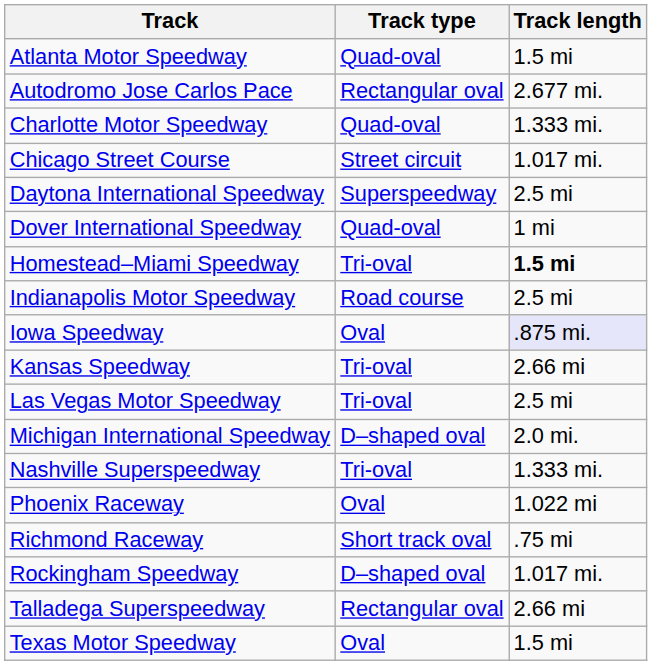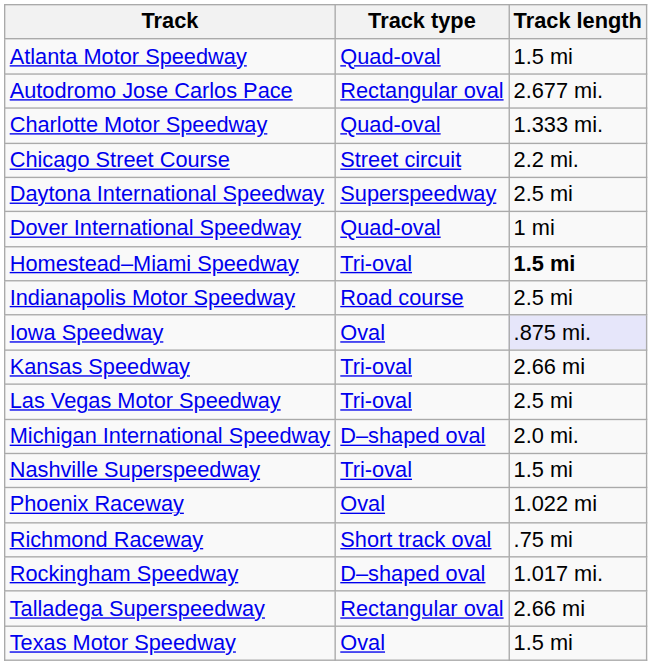(558, 159) 1.017 mi. -> (546, 159) 2.2 mi.
(558, 470) 1.333 mi. -> (543, 470) 1.5 mi
